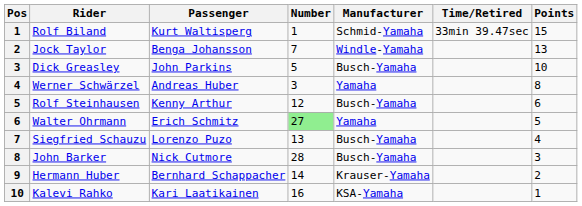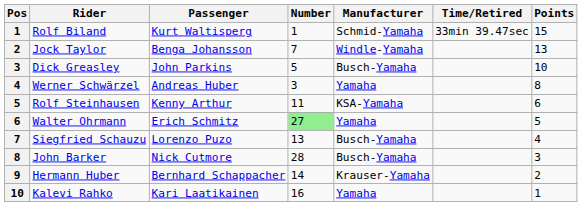(297, 103) 12 -> (297, 103) 11
(376, 103) Busch-Yamaha -> (370, 103) KSA-Yamaha
(370, 193) KSA-Yamaha -> (356, 193) Yamaha
